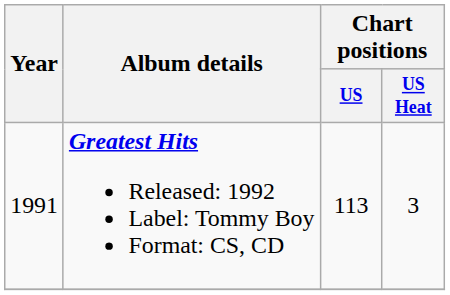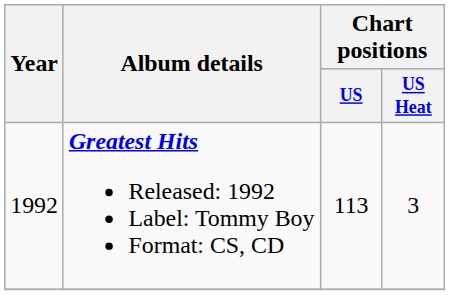(34, 205) 1991 -> (34, 205) 1992
